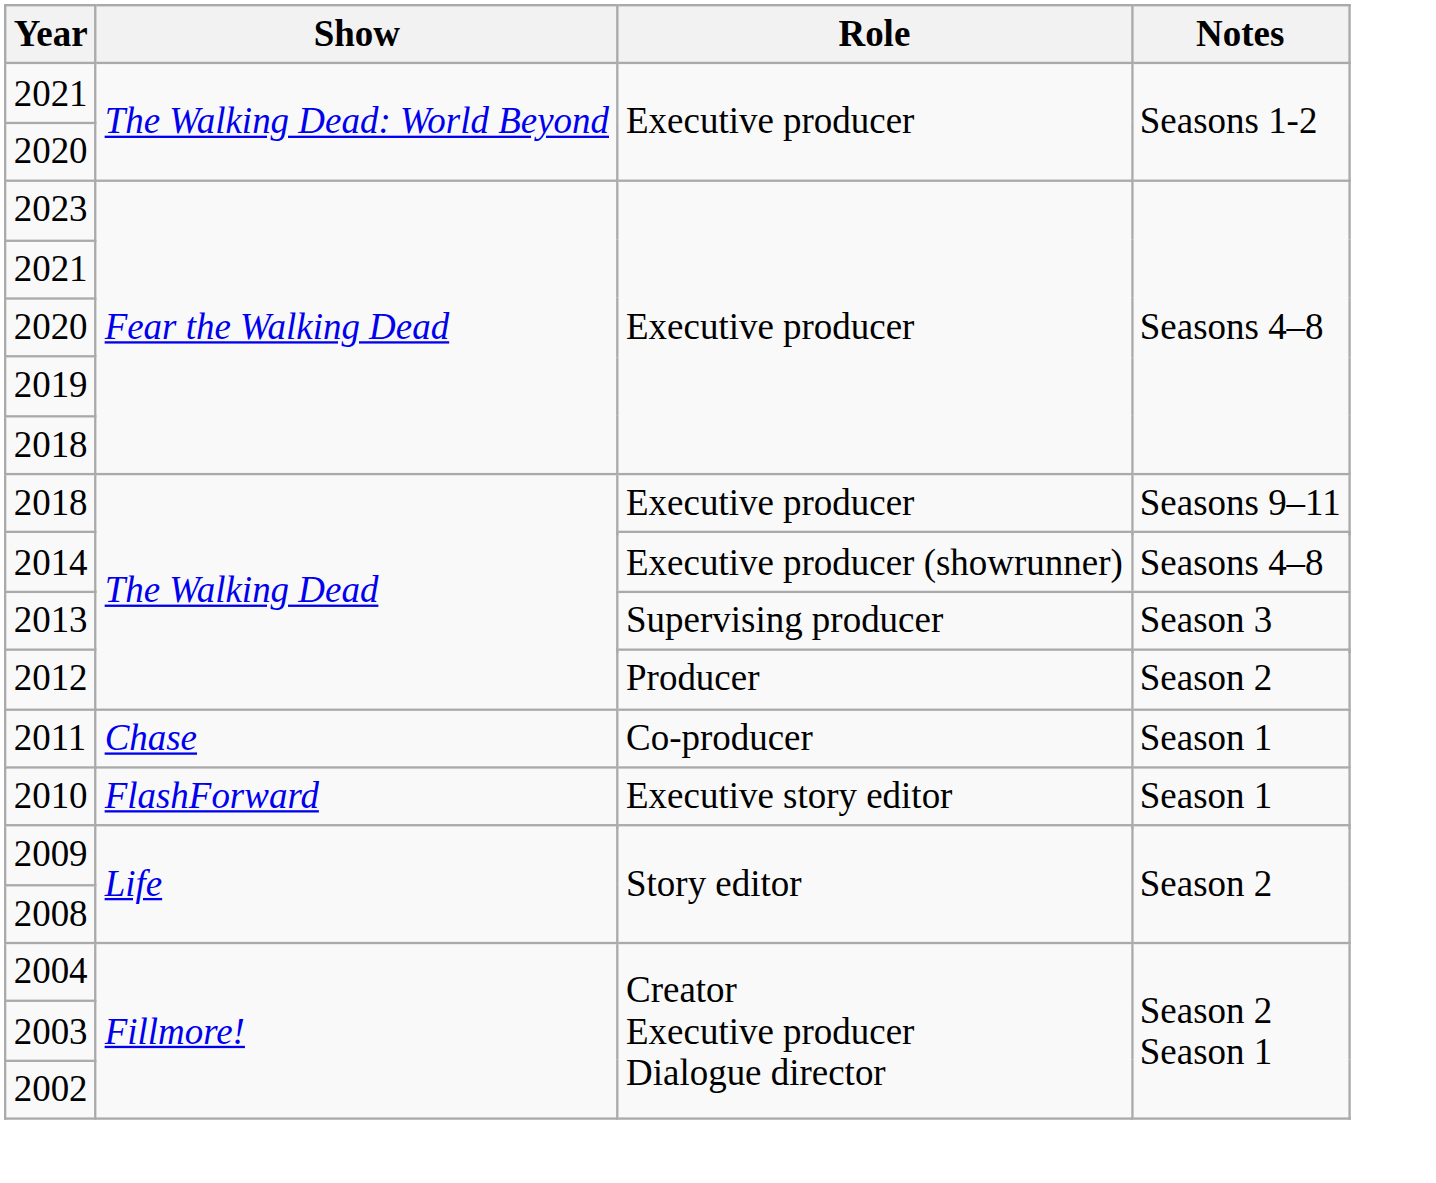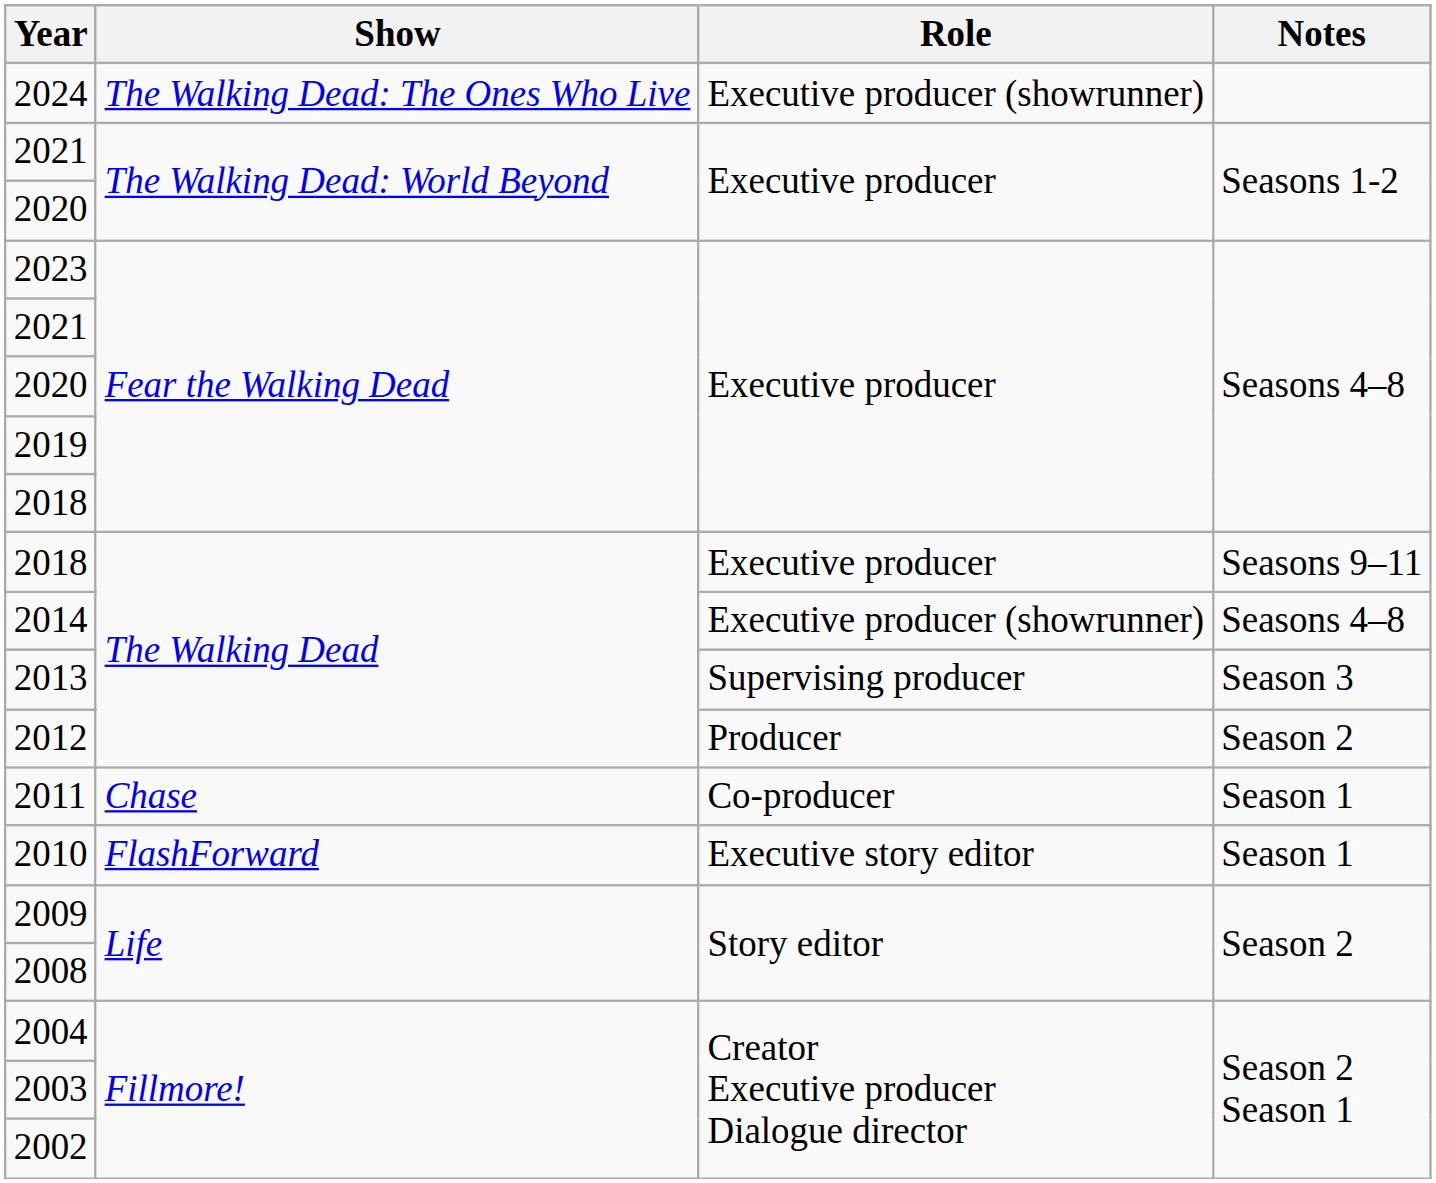+ row: (51, 92)
